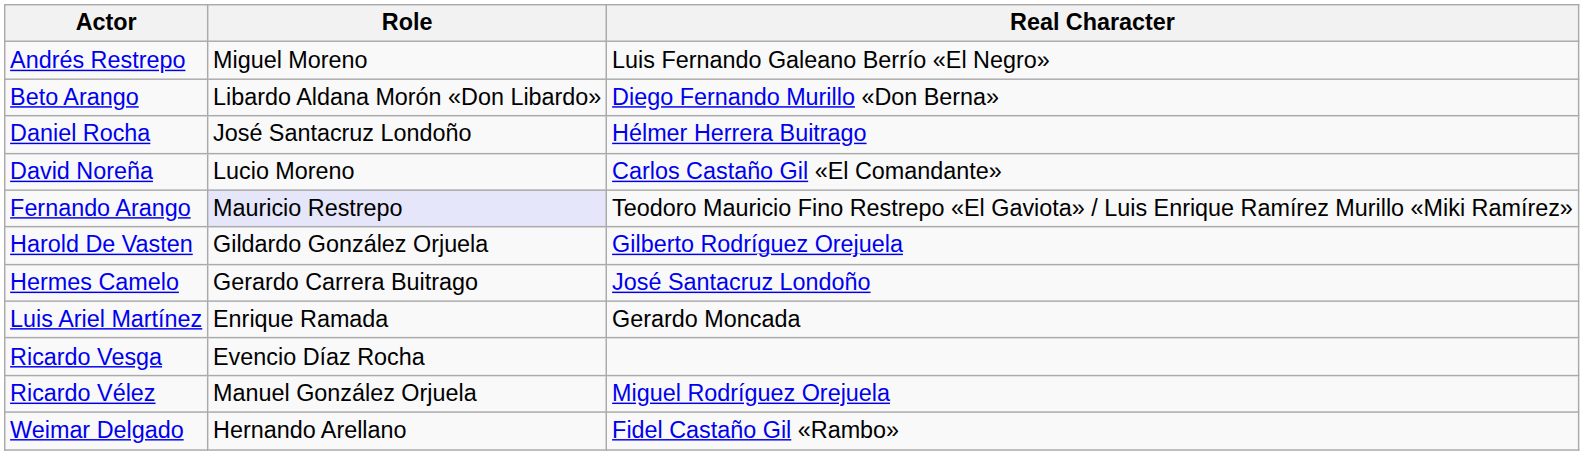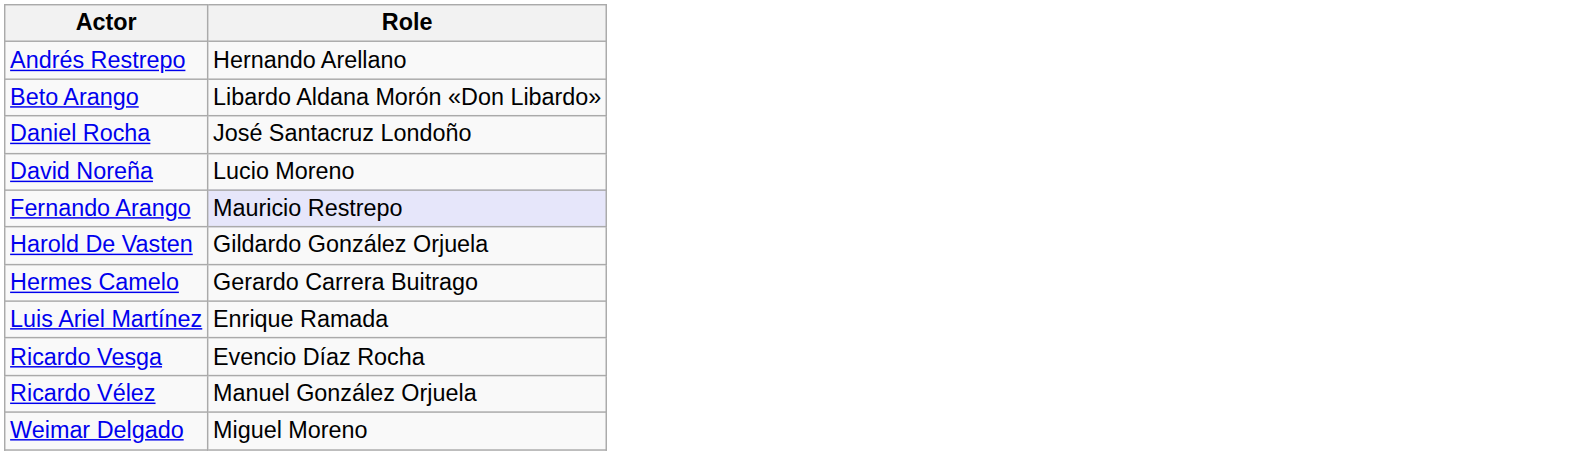- column: (1092, 23)
(290, 60) Miguel Moreno -> (310, 60) Hernando Arellano
(310, 430) Hernando Arellano -> (290, 430) Miguel Moreno
